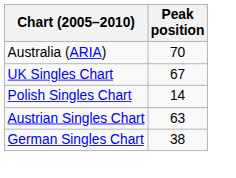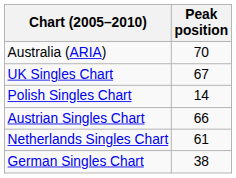(178, 118) 63 -> (201, 118) 66
+ row: (88, 140)
